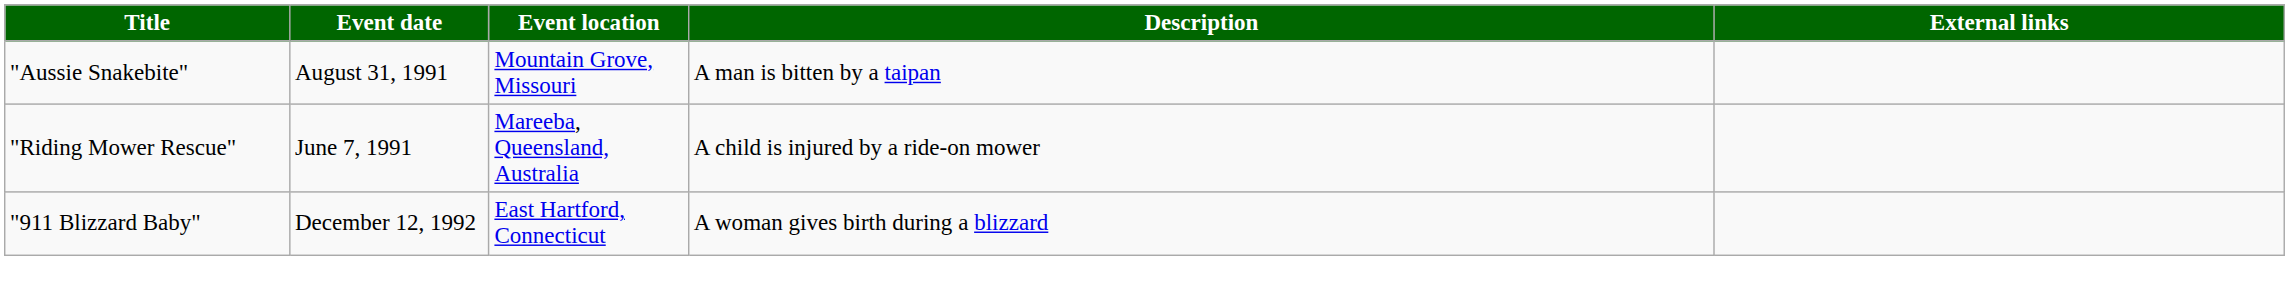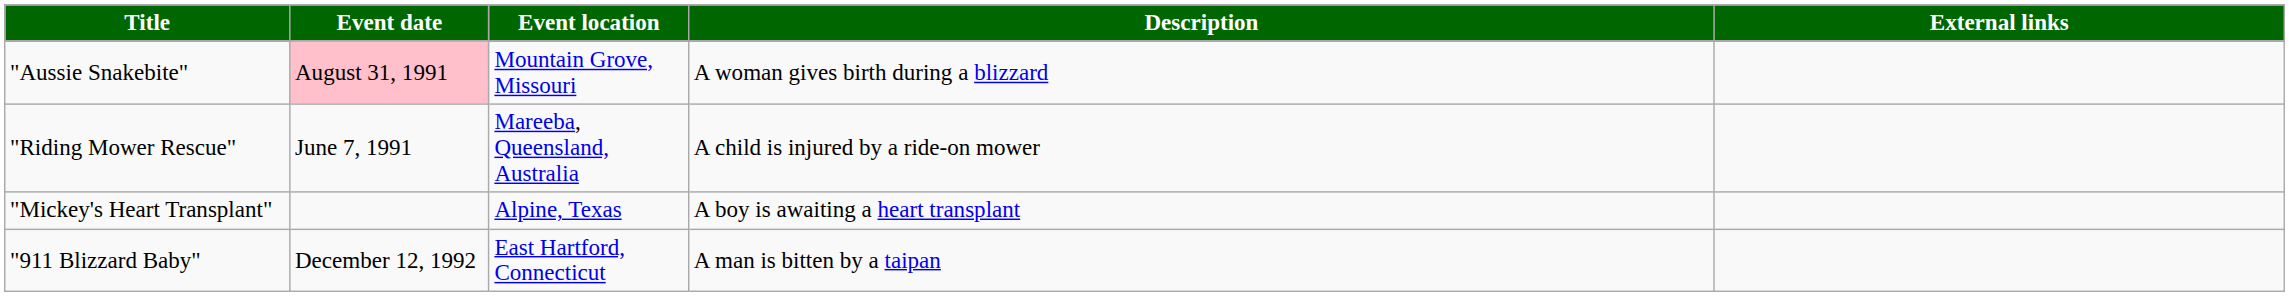(371, 72) no background -> (371, 72) pink background
(817, 72) A man is bitten by a taipan -> (871, 72) A woman gives birth during a blizzard
+ row: (141, 210)
(871, 223) A woman gives birth during a blizzard -> (817, 259) A man is bitten by a taipan
